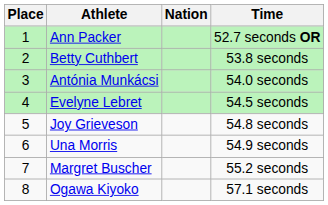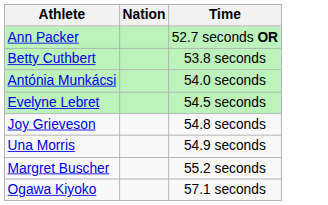- column: (26, 15)
